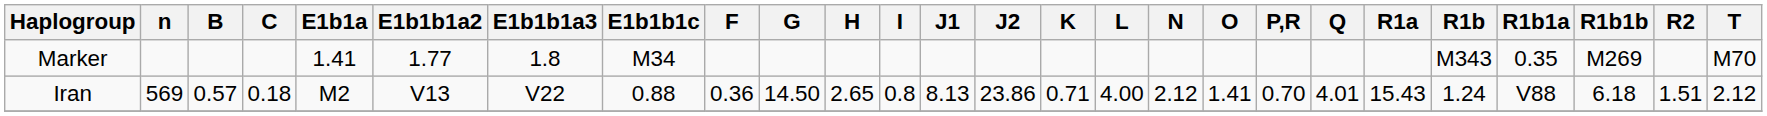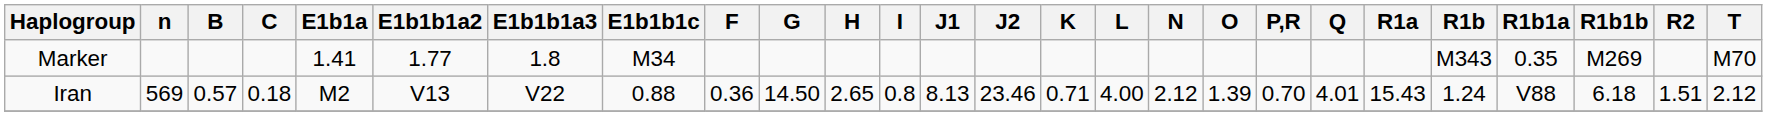(1008, 93) 23.86 -> (1008, 93) 23.46
(1230, 93) 1.41 -> (1230, 93) 1.39
